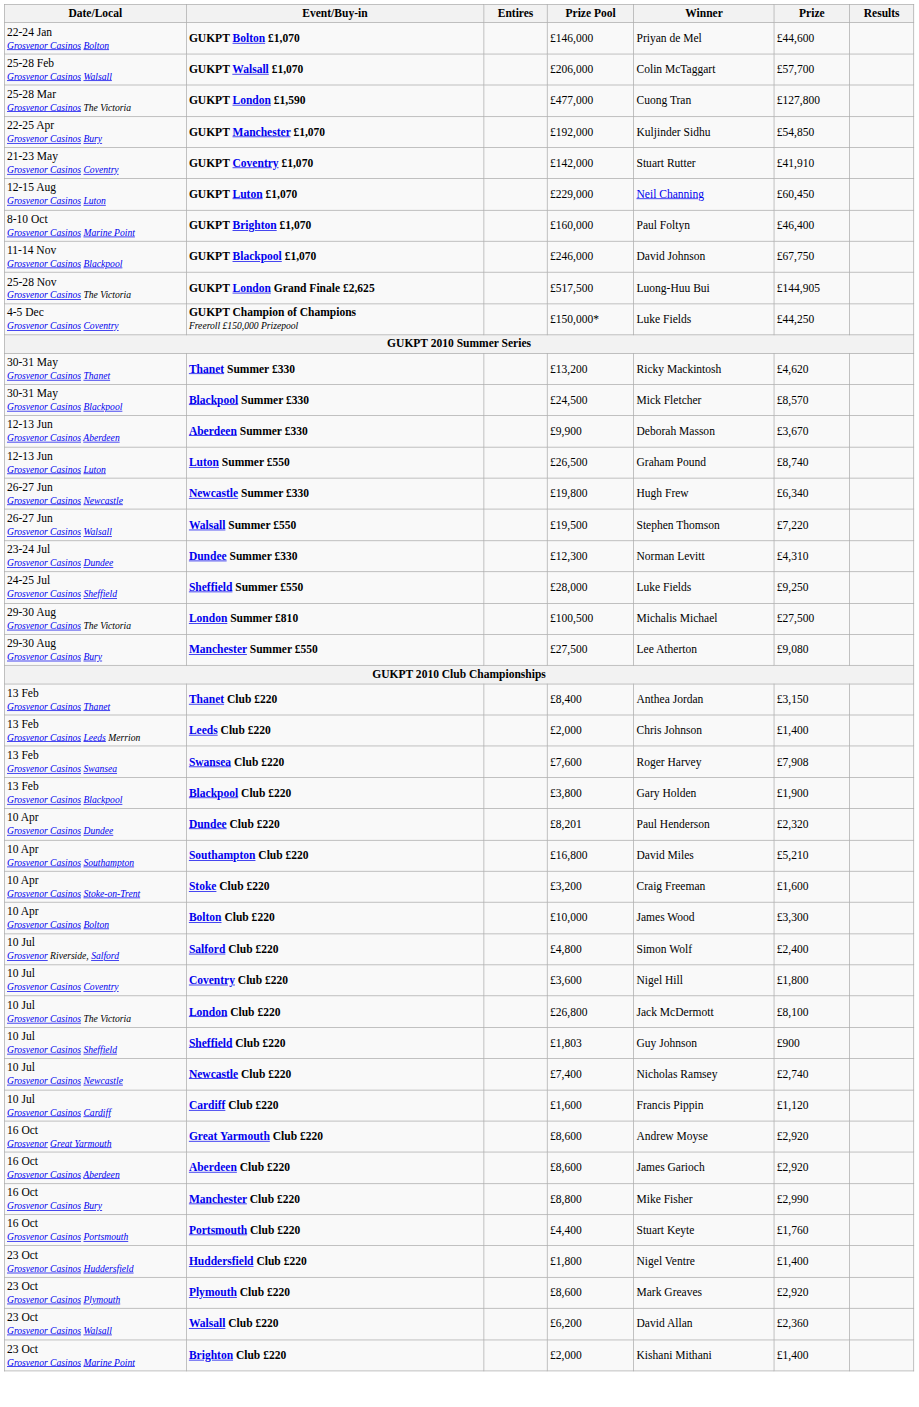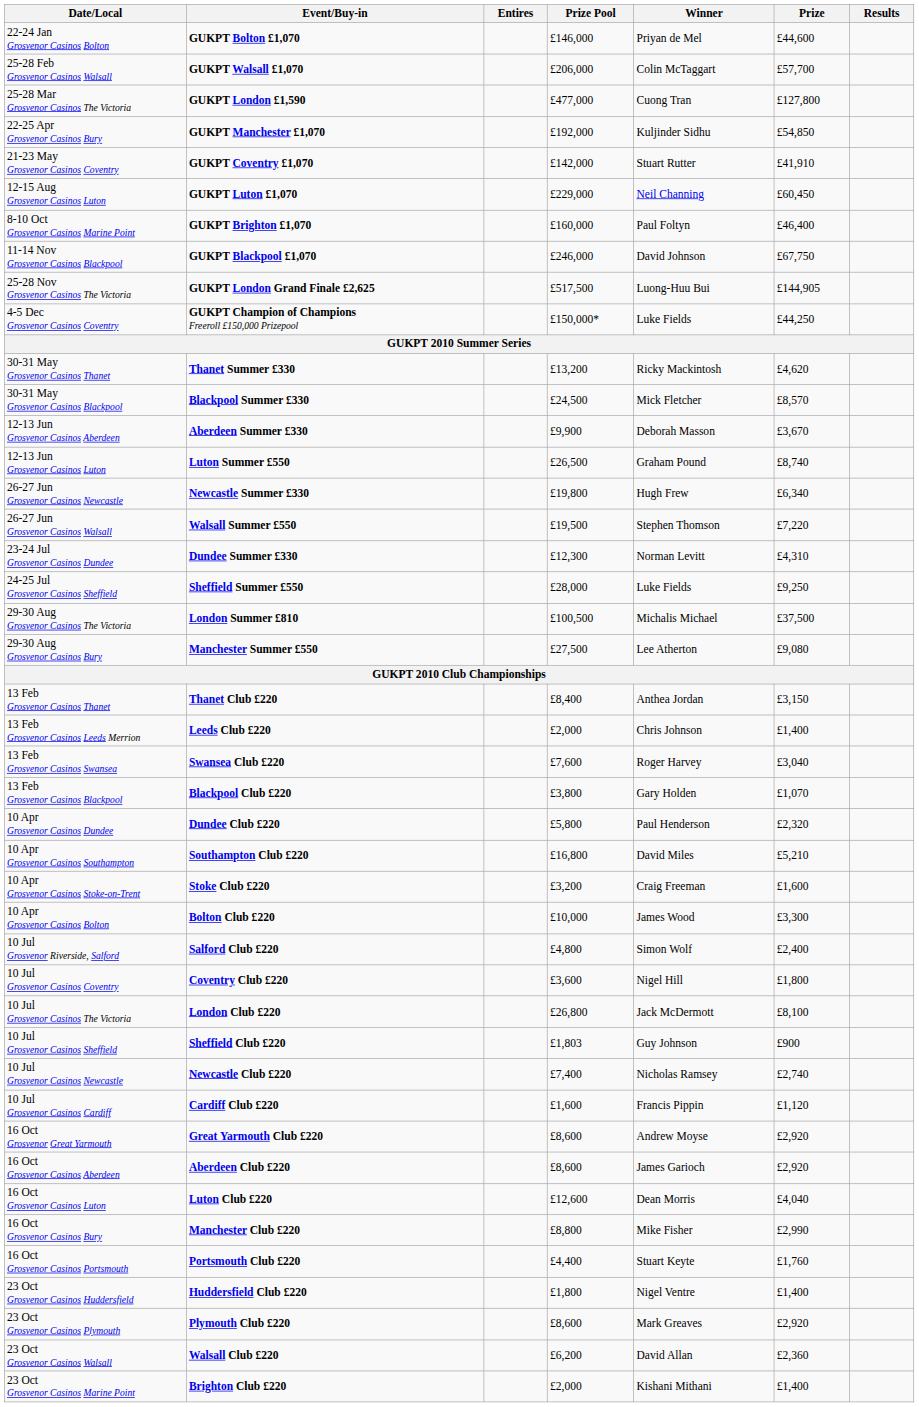(795, 618) £27,500 -> (795, 618) £37,500
(793, 761) £7,908 -> (793, 761) £3,040
(793, 793) £1,900 -> (793, 793) £1,070
(566, 824) £8,201 -> (566, 824) £5,800
+ row: (56, 1199)
